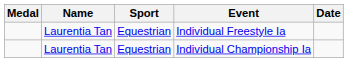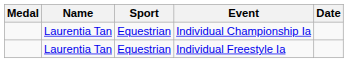rows swapped: (231, 31) <-> (244, 49)
